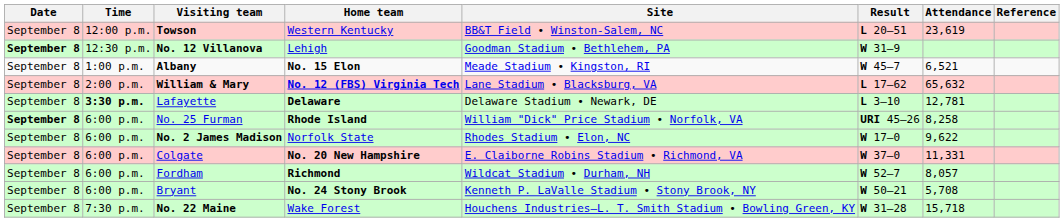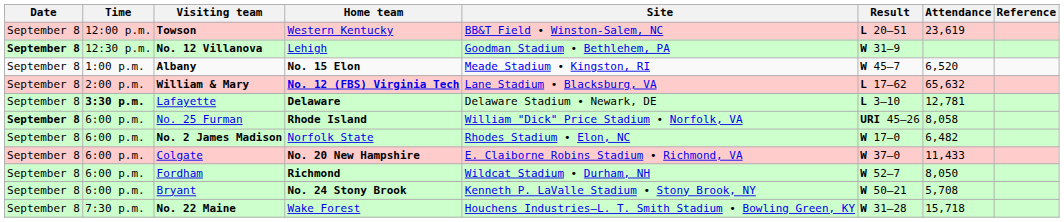(942, 67) 6,521 -> (942, 67) 6,520
(942, 120) 8,258 -> (942, 120) 8,058
(942, 138) 9,622 -> (942, 138) 6,482
(945, 156) 11,331 -> (945, 156) 11,433
(942, 173) 8,057 -> (942, 173) 8,050
